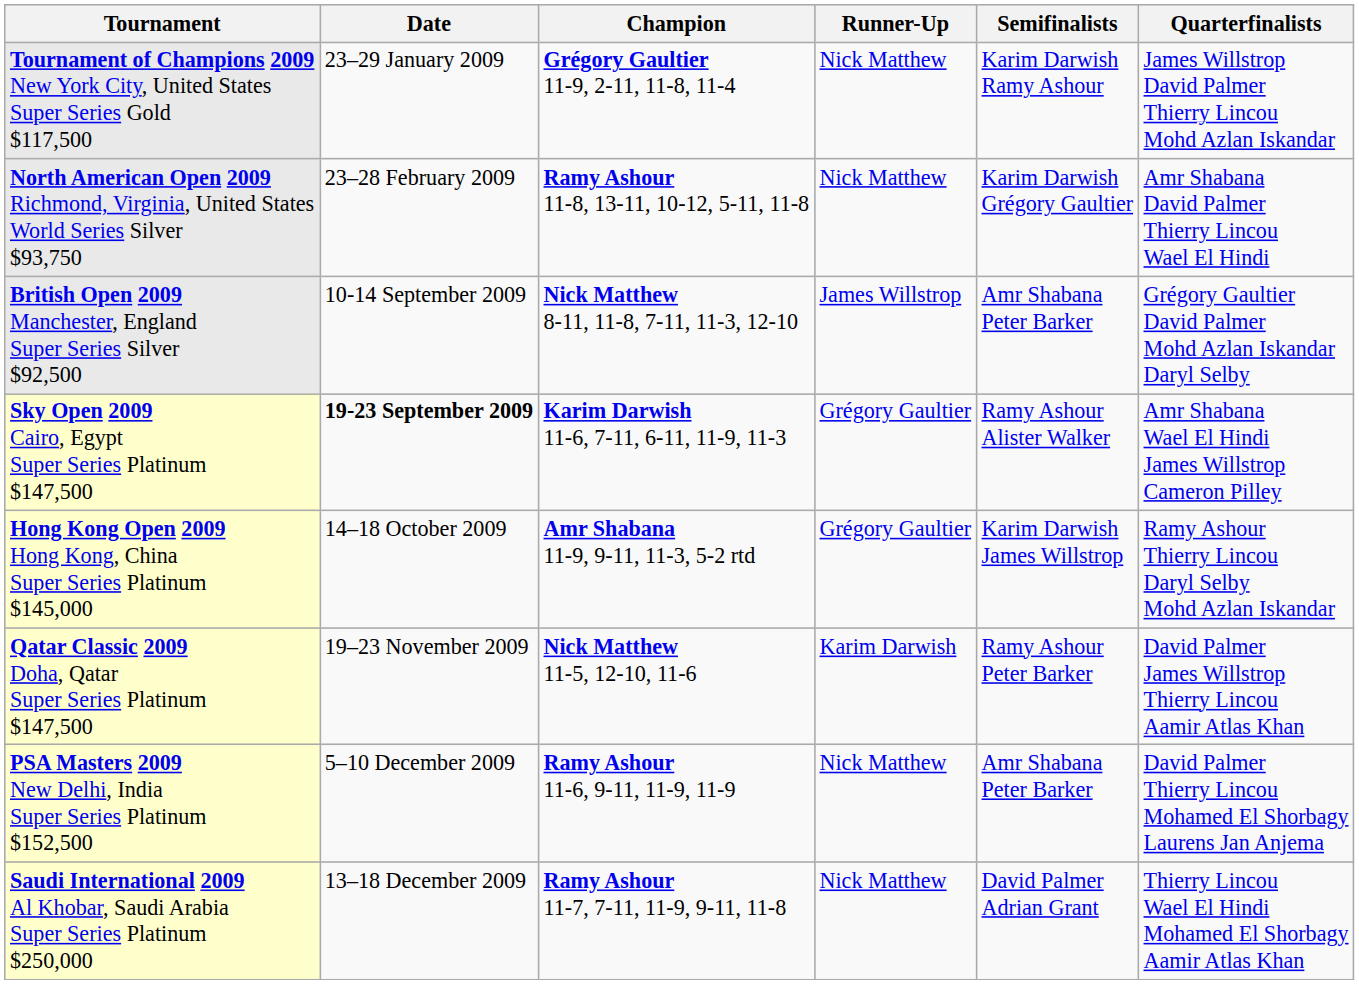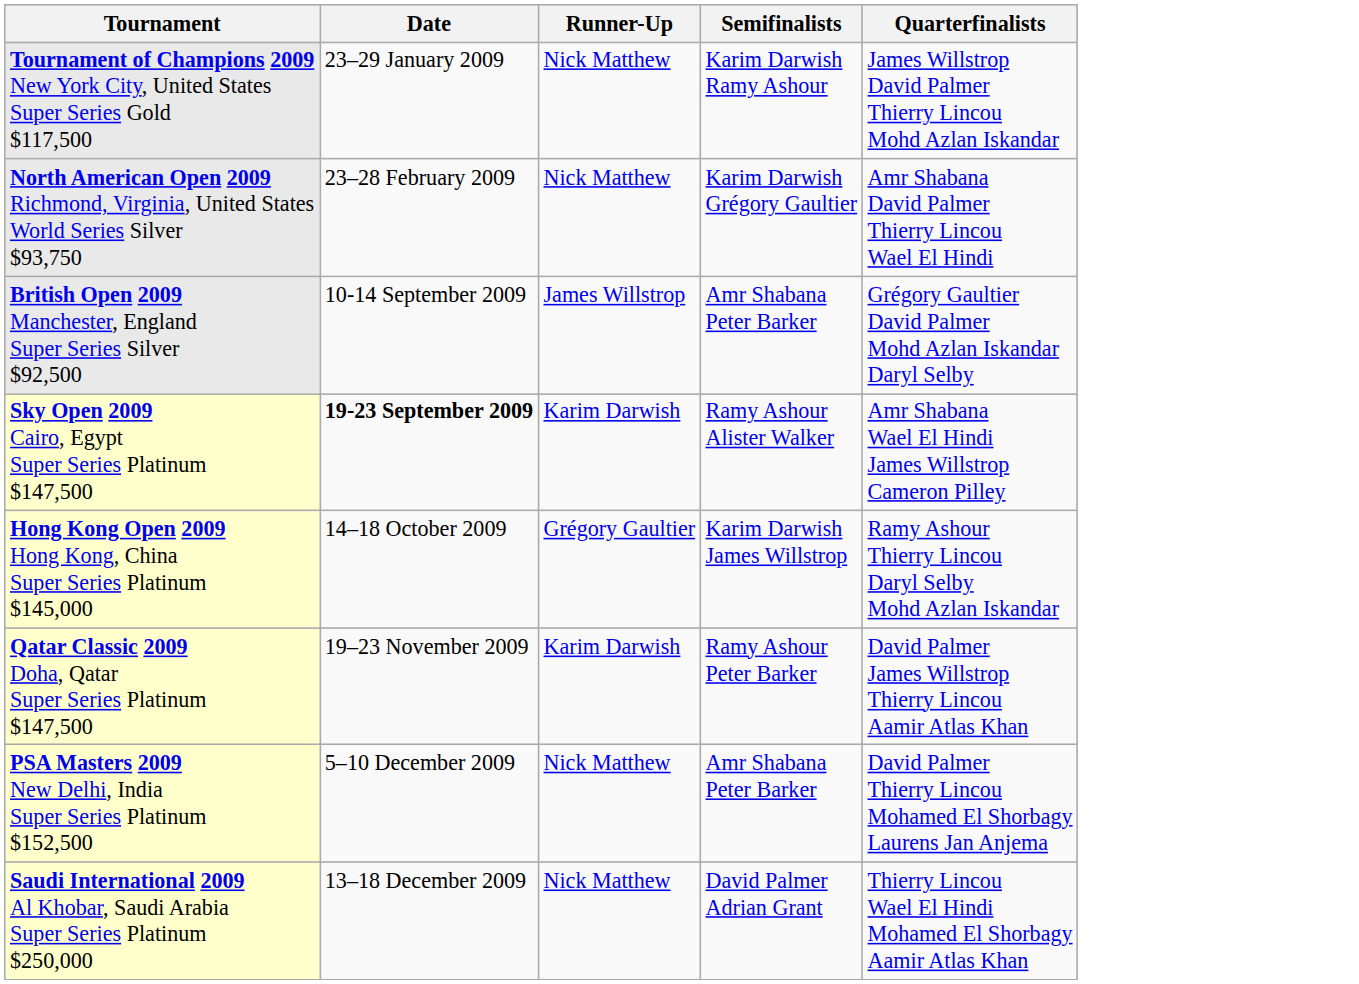- column: (676, 23)
(895, 411) Grégory Gaultier -> (612, 411) Karim Darwish
